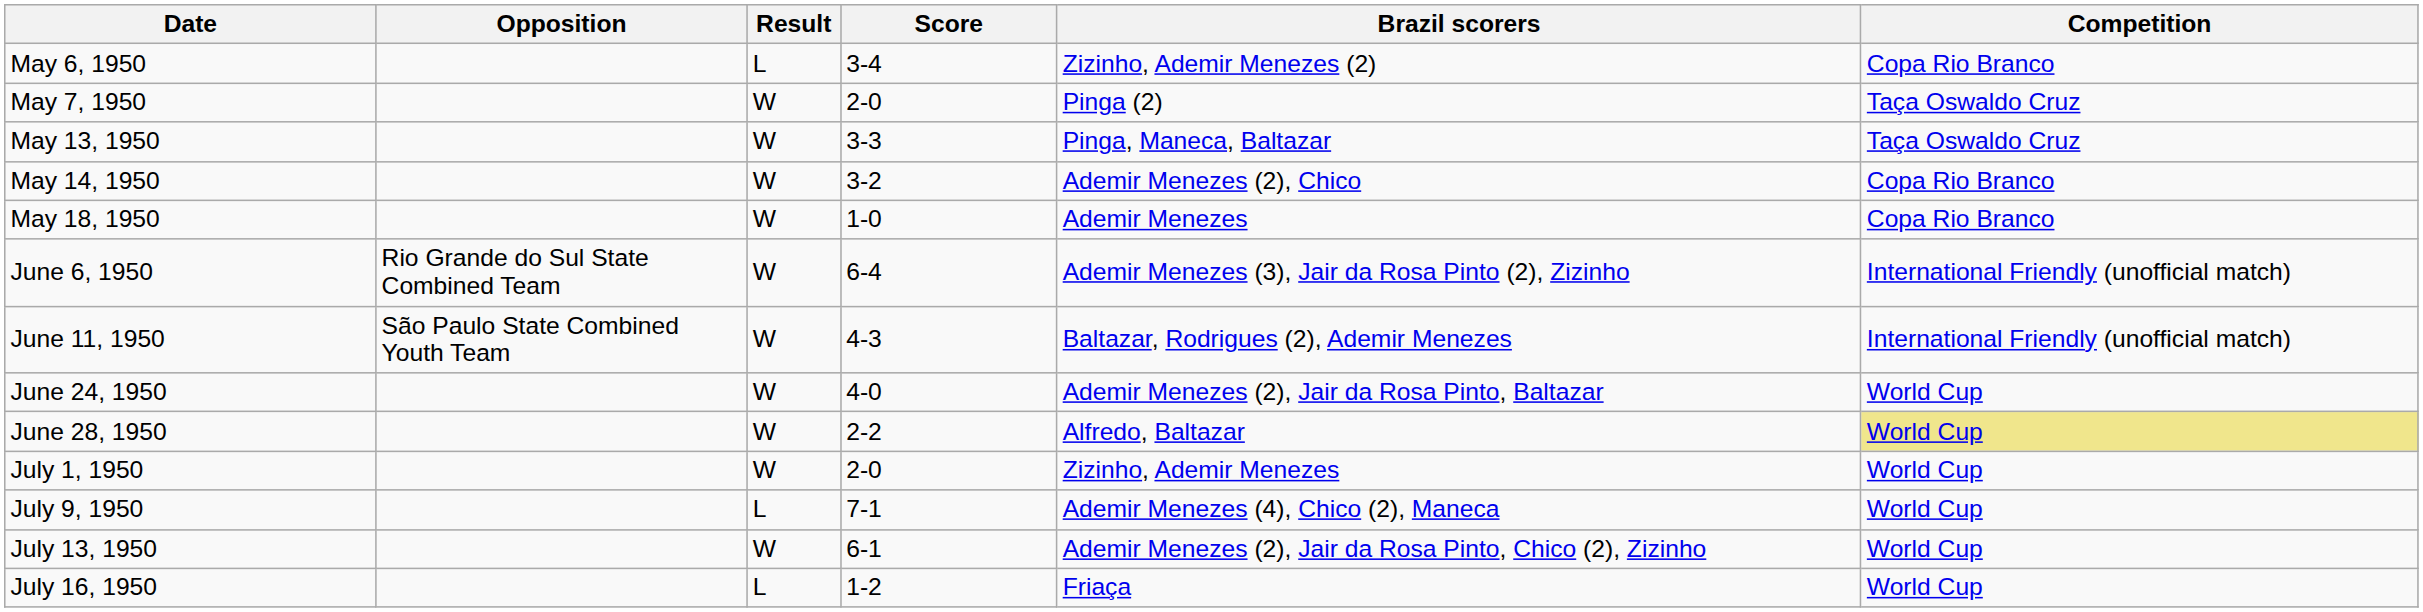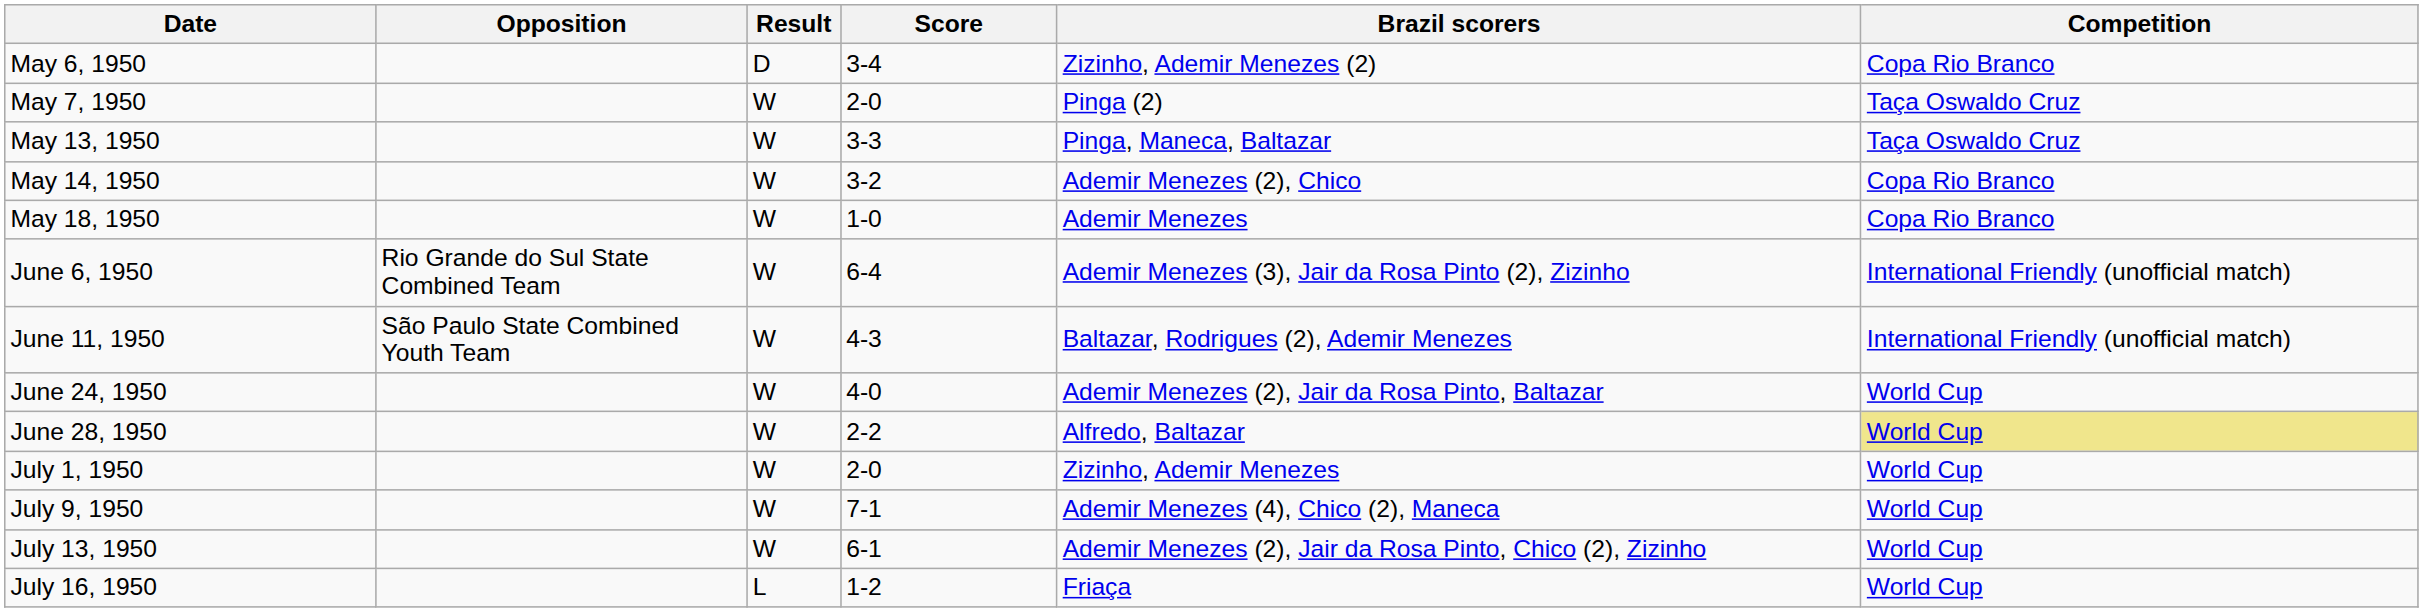(760, 63) L -> (762, 63) D
(760, 509) L -> (764, 509) W
